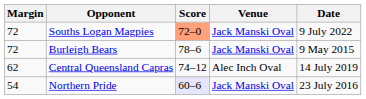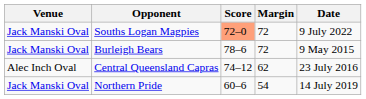columns swapped: (25, 13) <-> (253, 13)
(329, 67) 14 July 2019 -> (329, 67) 23 July 2016
(190, 85) lavender background -> (235, 85) no background
(329, 85) 23 July 2016 -> (329, 85) 14 July 2019
